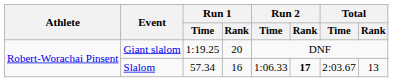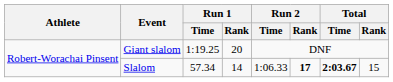(237, 67) 16 -> (237, 67) 14
(339, 67) normal -> (339, 67) bold
(373, 67) 13 -> (374, 67) 15
